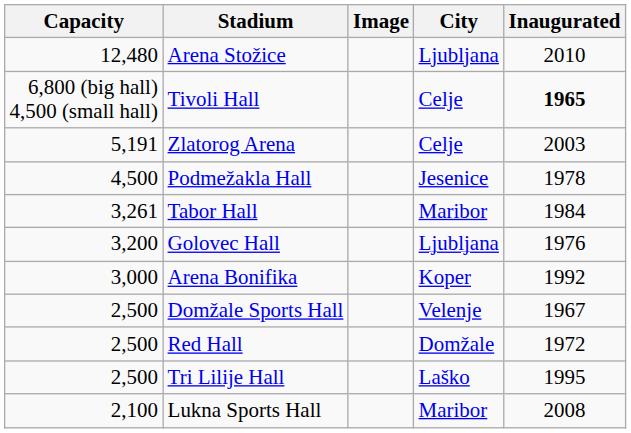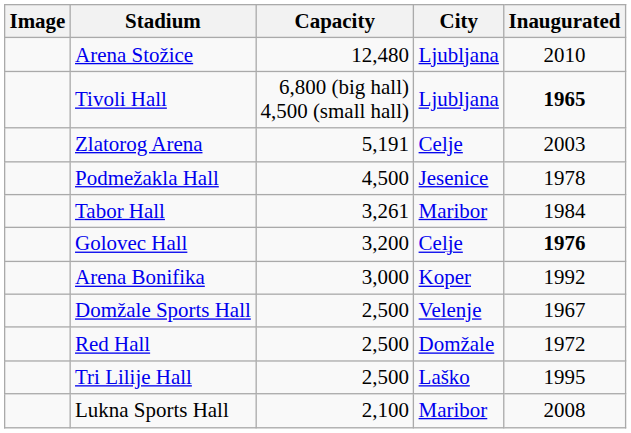columns swapped: (381, 21) <-> (84, 21)
(441, 99) Celje -> (459, 99) Ljubljana
(459, 244) Ljubljana -> (441, 244) Celje
(564, 244) normal -> (564, 244) bold
